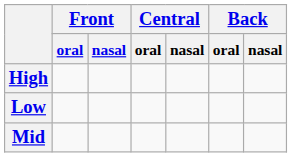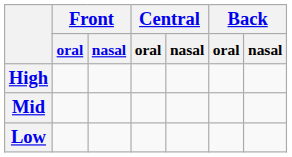rows swapped: (28, 136) <-> (28, 107)
